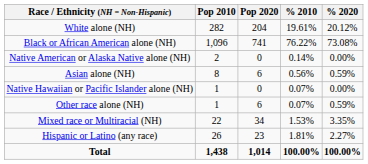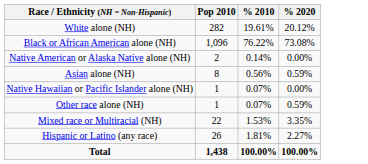- column: (259, 12)
